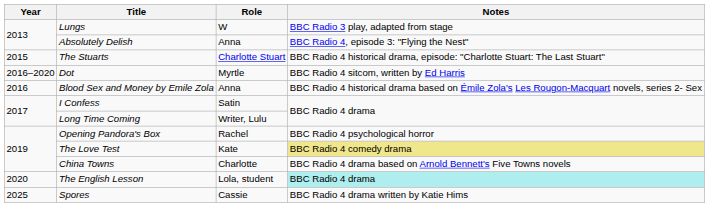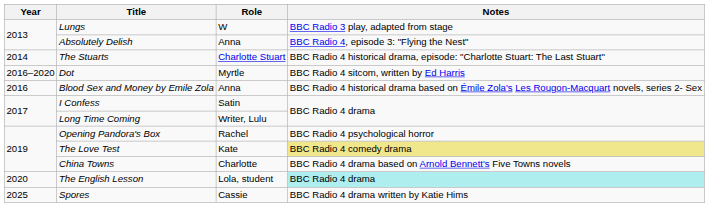(17, 57) 2015 -> (17, 57) 2014
